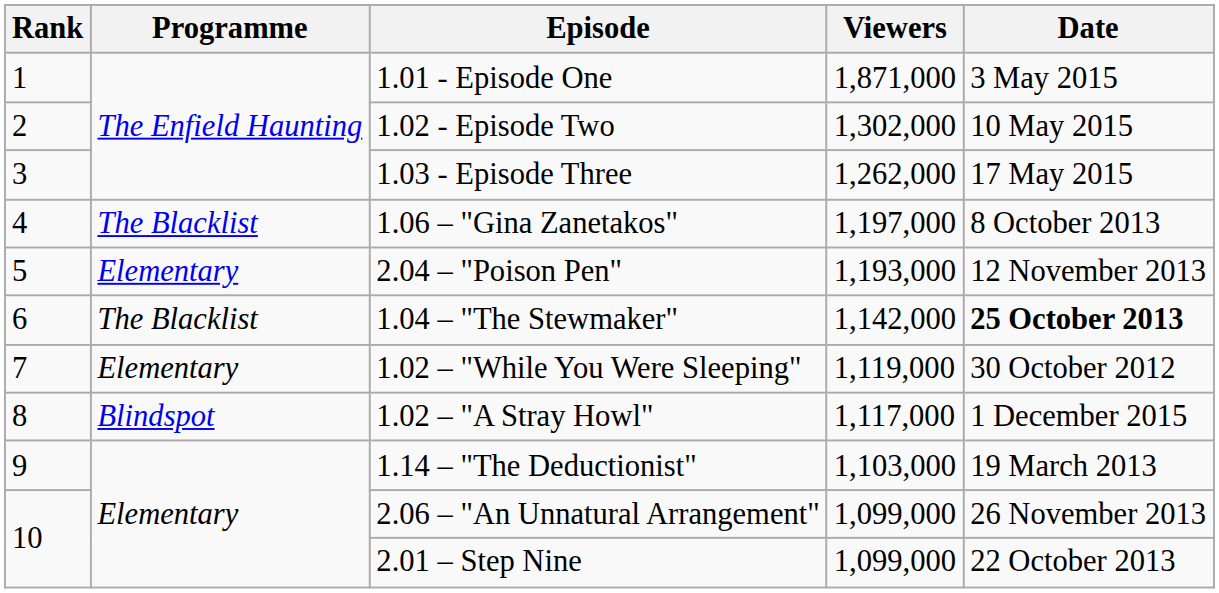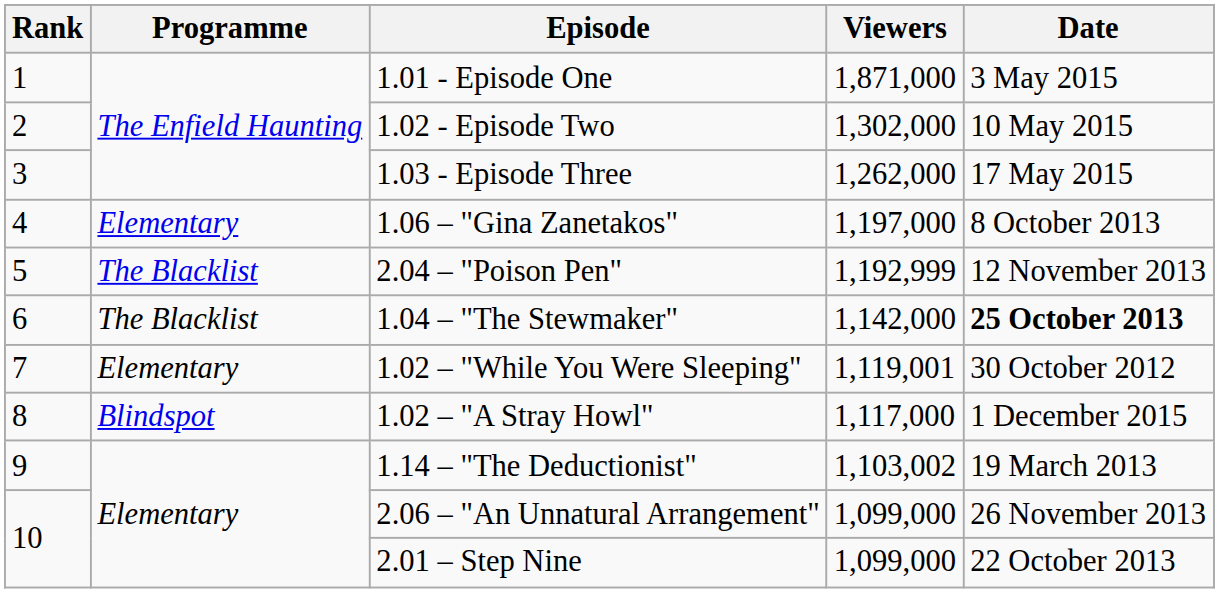(178, 222) The Blacklist -> (168, 222) Elementary
(168, 271) Elementary -> (178, 271) The Blacklist
(895, 271) 1,193,000 -> (895, 271) 1,192,999
(894, 367) 1,119,000 -> (894, 367) 1,119,001
(895, 464) 1,103,000 -> (895, 464) 1,103,002
